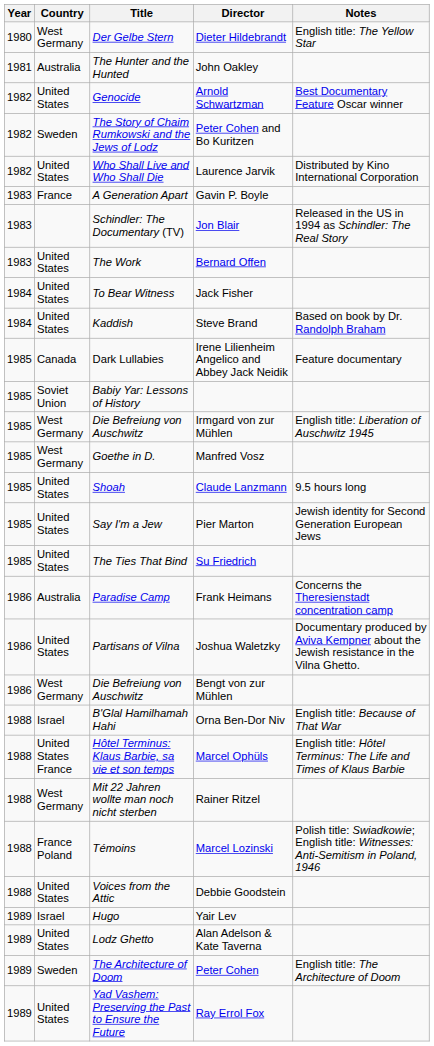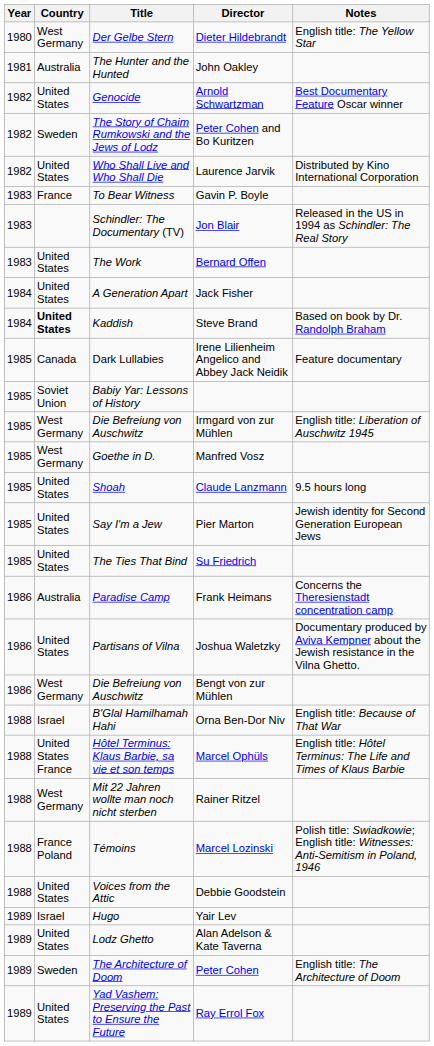(140, 195) A Generation Apart -> (133, 195) To Bear Witness
(133, 292) To Bear Witness -> (140, 292) A Generation Apart
(53, 323) normal -> (54, 323) bold
